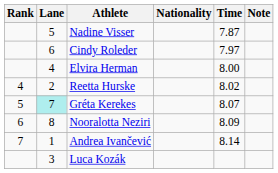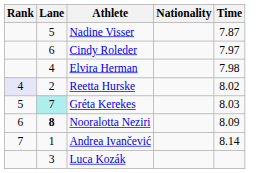- column: (259, 13)
(229, 68) 8.00 -> (229, 68) 7.98
(20, 86) no background -> (20, 86) lavender background
(229, 104) 8.07 -> (229, 104) 8.03
(52, 123) normal -> (52, 123) bold
